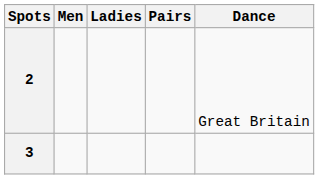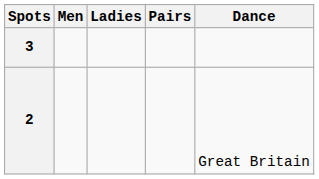rows swapped: (29, 154) <-> (29, 81)
